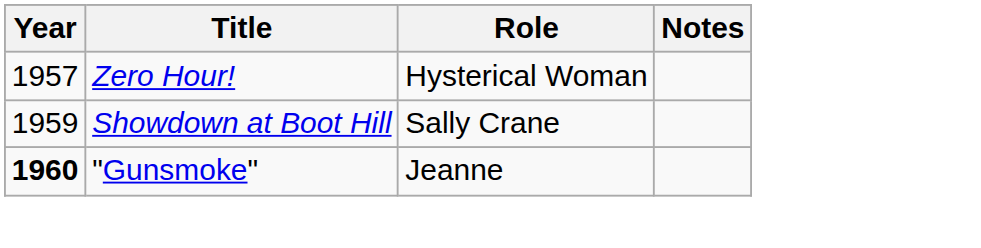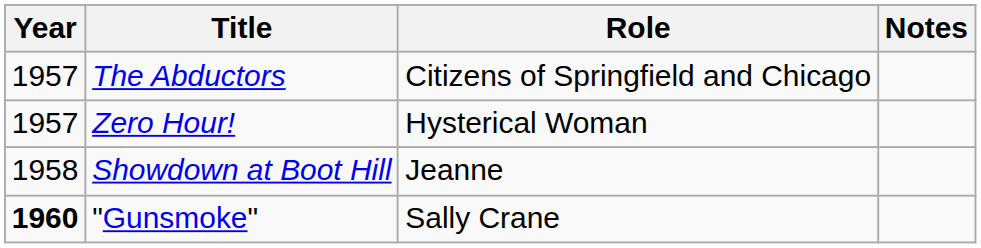+ row: (189, 75)
(45, 123) 1959 -> (45, 170) 1958
(483, 123) Sally Crane -> (454, 170) Jeanne
(454, 170) Jeanne -> (483, 218) Sally Crane
